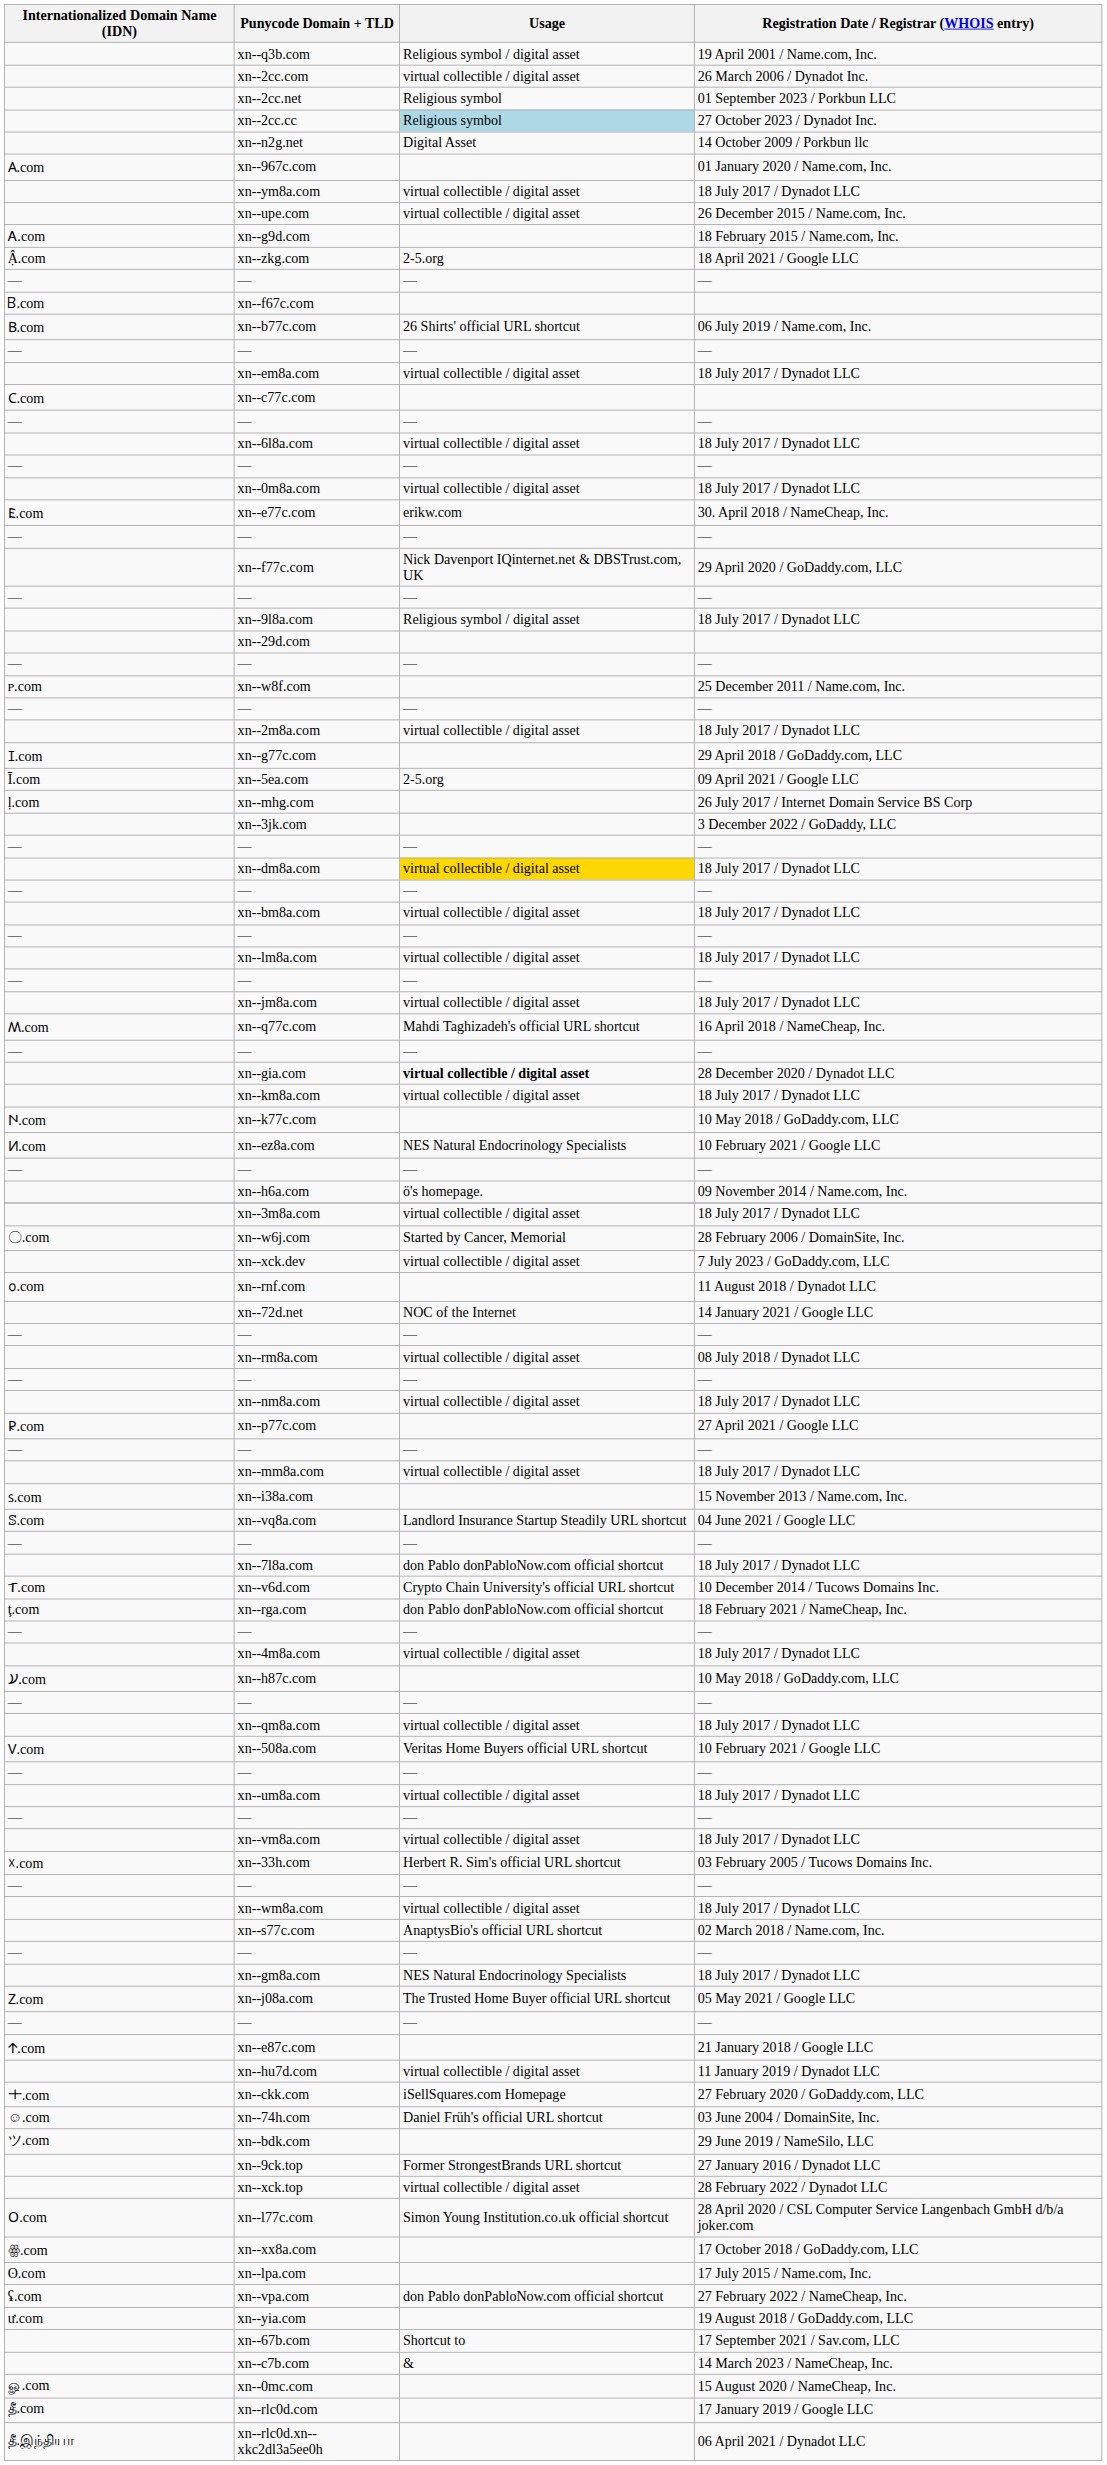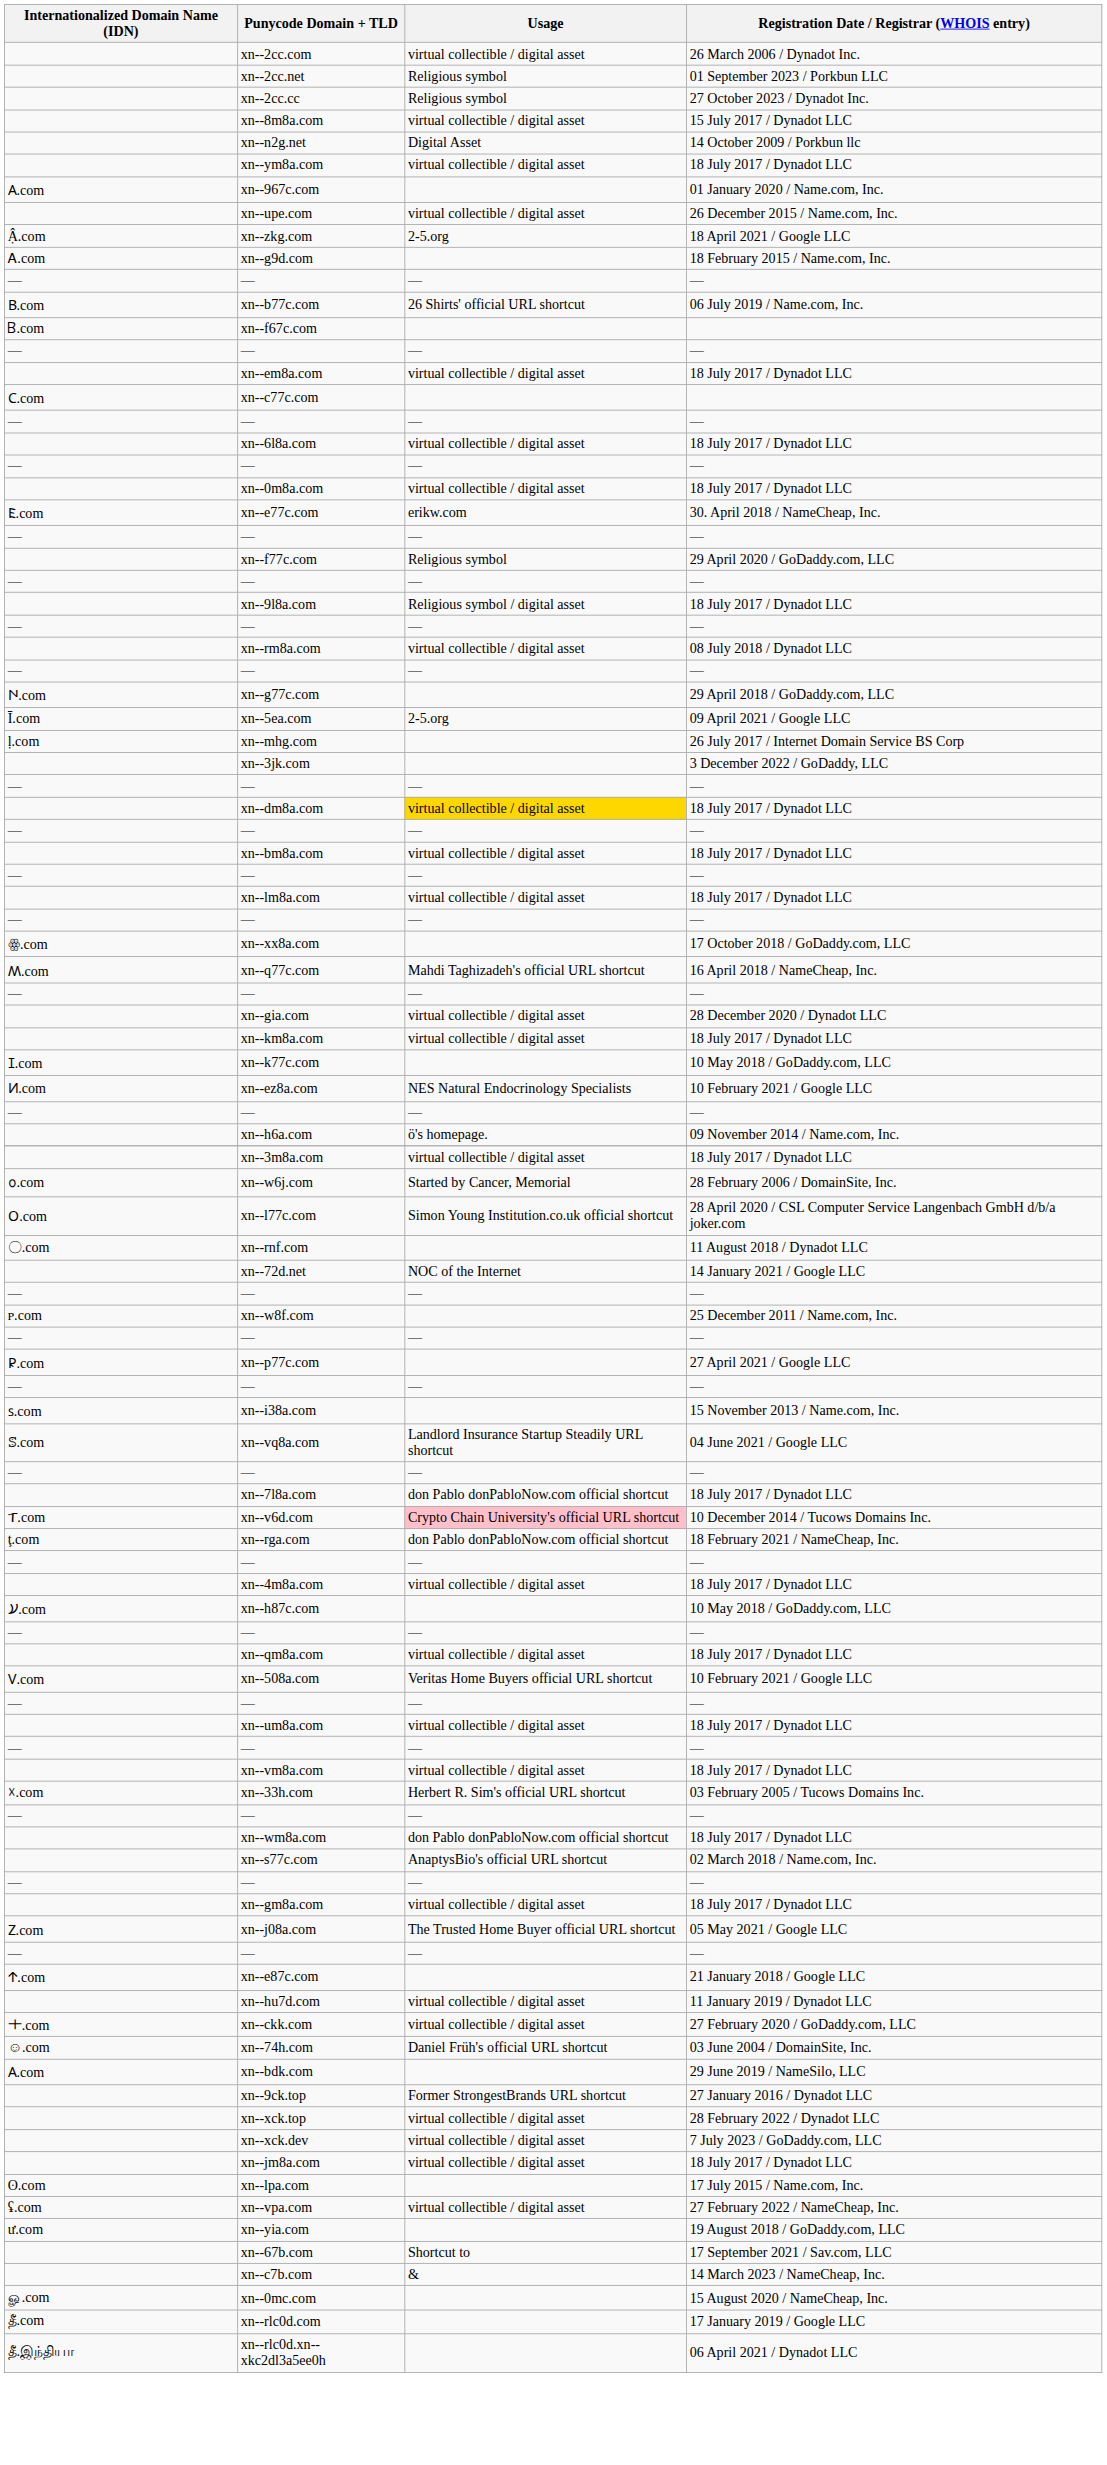- row: (274, 53)
(452, 120) lightblue background -> (457, 98) no background
+ row: (282, 120)
rows swapped: (279, 191) <-> (277, 167)
rows swapped: (274, 235) <-> (273, 258)
rows swapped: (277, 327) <-> (276, 302)
(542, 567) Nick Davenport IQinternet.net & DBSTrust.com, UK -> (457, 559) Religious symbol
- row: (274, 642)
rows swapped: (278, 1357) <-> (274, 686)
- row: (279, 731)
(25, 756) 𐊦.com -> (27, 695) 𐊪.com
rows swapped: (277, 1002) <-> (277, 2249)
(496, 1073) bold -> (496, 1016) normal
(27, 1120) 𐊪.com -> (25, 1063) 𐊦.com
(29, 1237) 〇.com -> (26, 1182) ᩅ.com
rows swapped: (275, 2217) <-> (271, 1261)
(26, 1286) ᩅ.com -> (29, 1247) 〇.com
- row: (279, 1401)
- row: (281, 1472)
(539, 1587) no background -> (544, 1517) pink background
(491, 1907) virtual collectible / digital asset -> (538, 1838) don Pablo donPabloNow.com official shortcut
(515, 1974) NES Natural Endocrinology Specialists -> (496, 1905) virtual collectible / digital asset
(484, 2094) iSellSquares.com Homepage -> (496, 2024) virtual collectible / digital asset
(29, 2140) ツ.com -> (26, 2072) 𐊠.com
(533, 2296) don Pablo donPabloNow.com official shortcut -> (496, 2207) virtual collectible / digital asset
